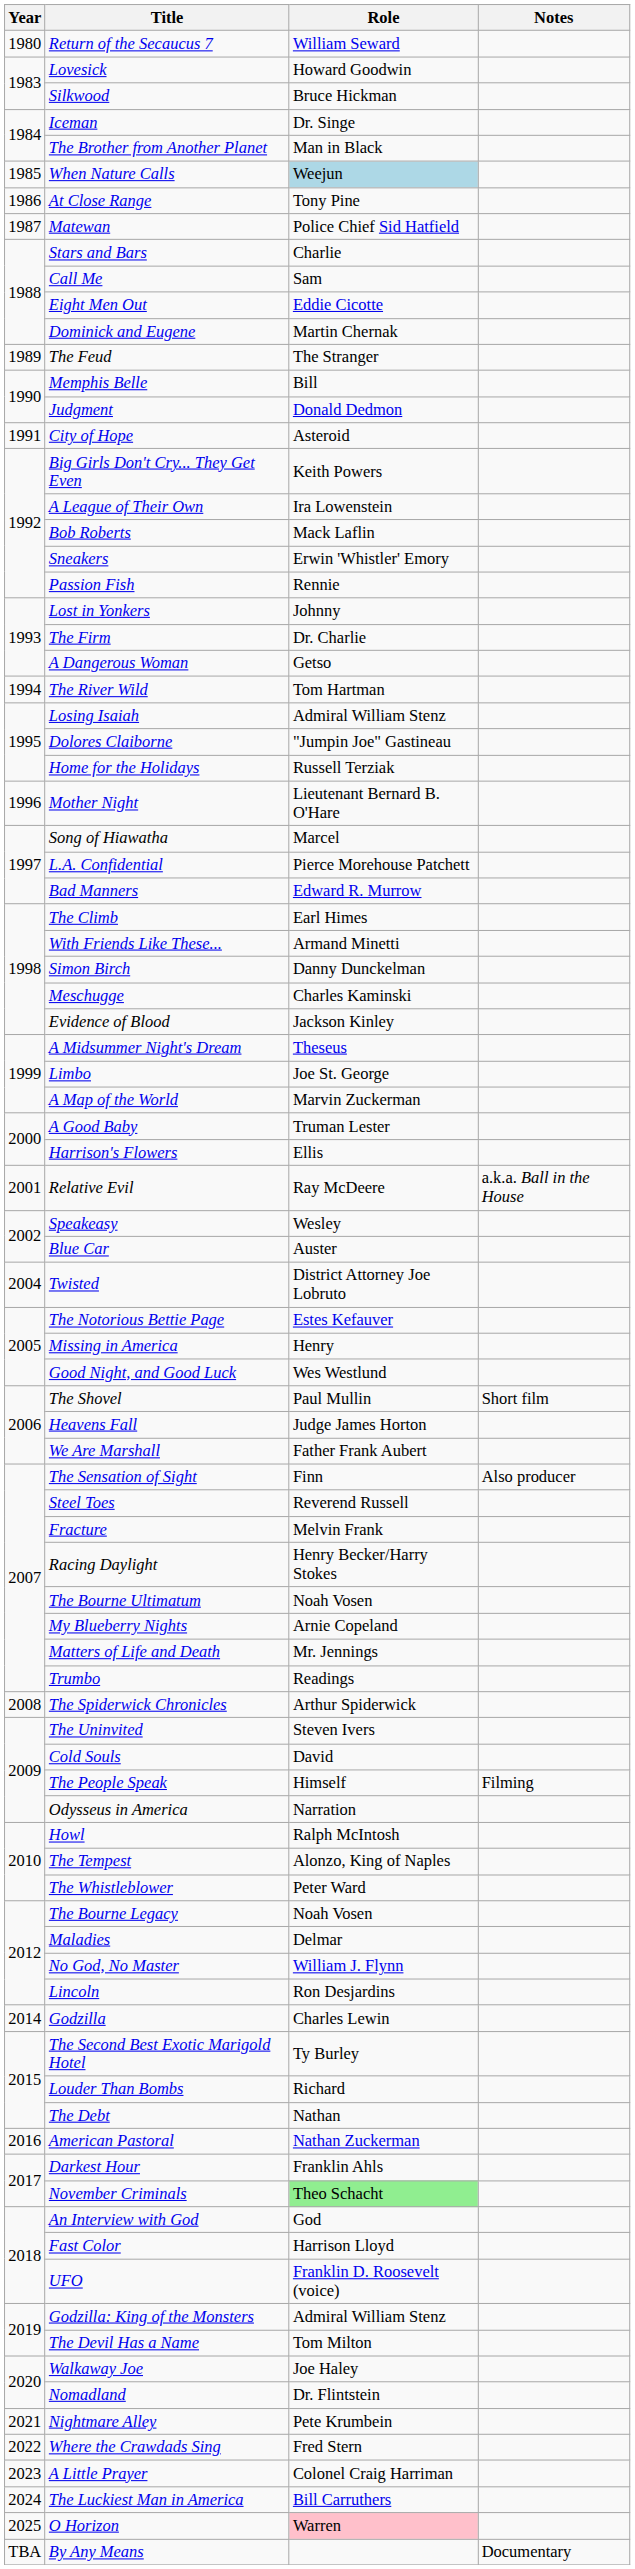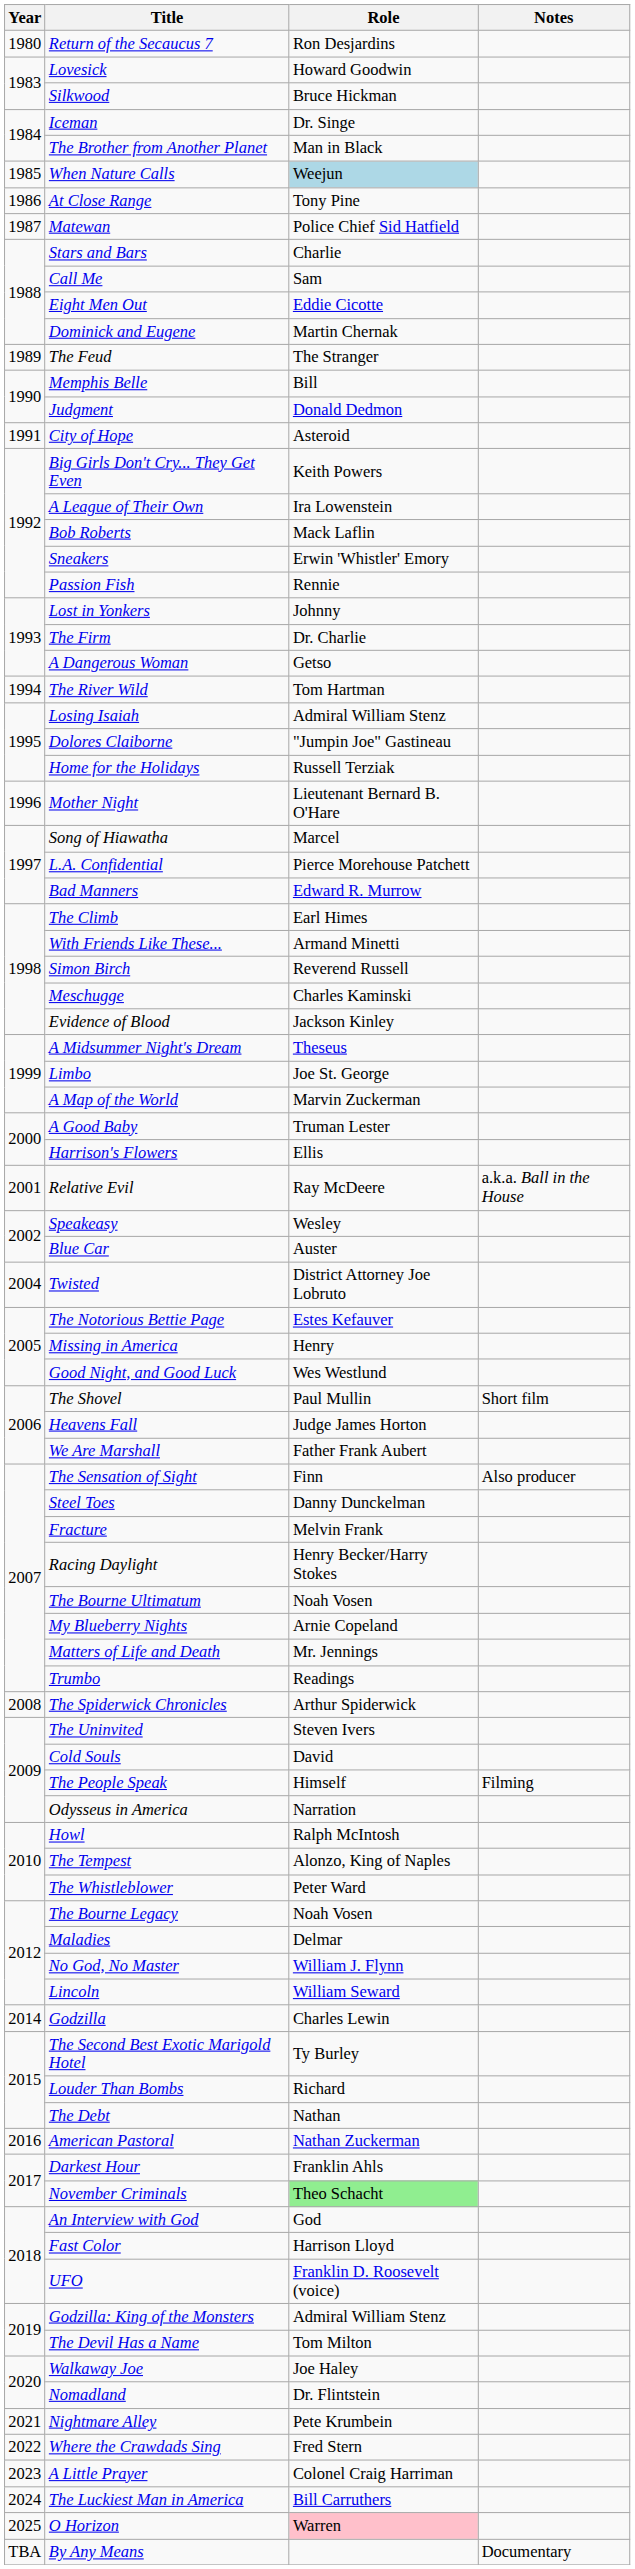(346, 43) William Seward -> (344, 43) Ron Desjardins
(359, 969) Danny Dunckelman -> (351, 969) Reverend Russell
(351, 1503) Reverend Russell -> (359, 1503) Danny Dunckelman
(344, 1992) Ron Desjardins -> (346, 1992) William Seward
